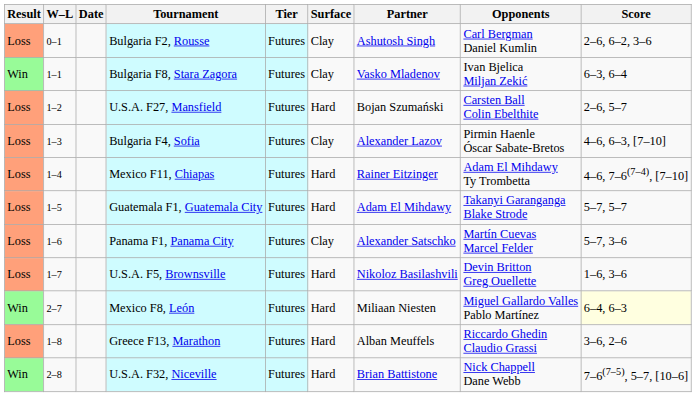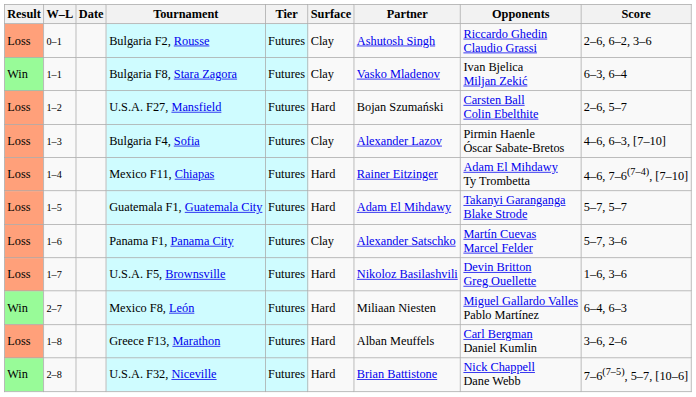(500, 40) Carl Bergman Daniel Kumlin -> (505, 40) Riccardo Ghedin Claudio Grassi
(605, 307) lightyellow background -> (605, 307) no background
(505, 341) Riccardo Ghedin Claudio Grassi -> (500, 341) Carl Bergman Daniel Kumlin
